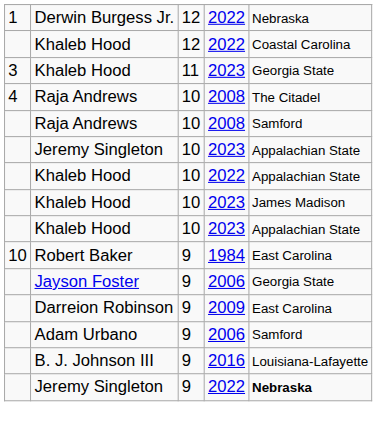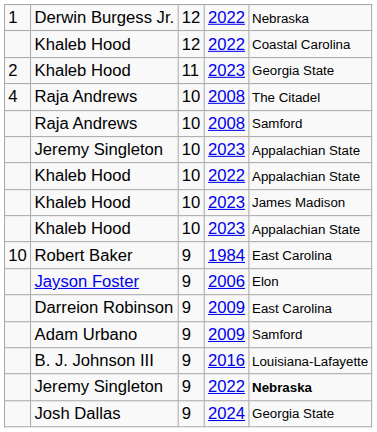(13, 70) 3 -> (13, 70) 2
(293, 282) Georgia State -> (265, 282) Elon
(227, 334) 2006 -> (227, 334) 2009
+ row: (78, 413)
